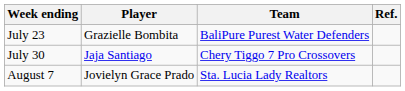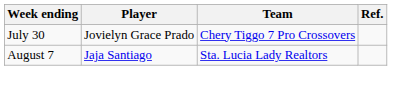- row: (26, 34)
(118, 55) Jaja Santiago -> (139, 34) Jovielyn Grace Prado
(139, 75) Jovielyn Grace Prado -> (118, 55) Jaja Santiago
